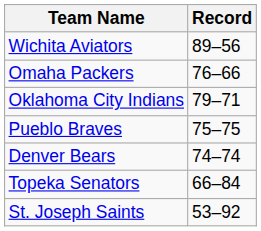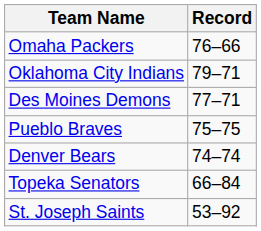- row: (70, 45)
+ row: (89, 101)
